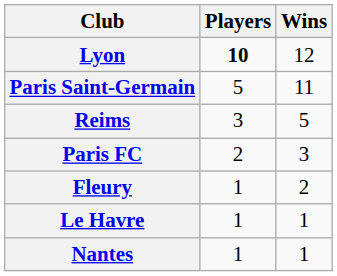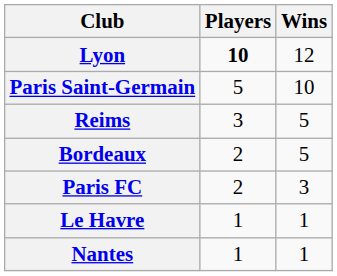(304, 87) 11 -> (304, 87) 10
+ row: (102, 154)
- row: (102, 187)
